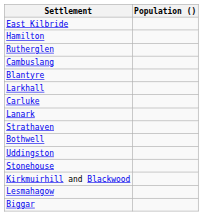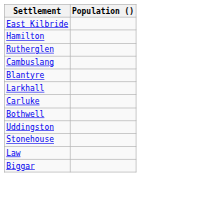- row: (21, 114)
- row: (30, 127)
- row: (68, 179)
- row: (30, 192)
+ row: (13, 153)
